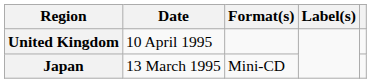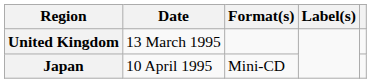(169, 41) 10 April 1995 -> (173, 41) 13 March 1995
(173, 66) 13 March 1995 -> (169, 66) 10 April 1995
